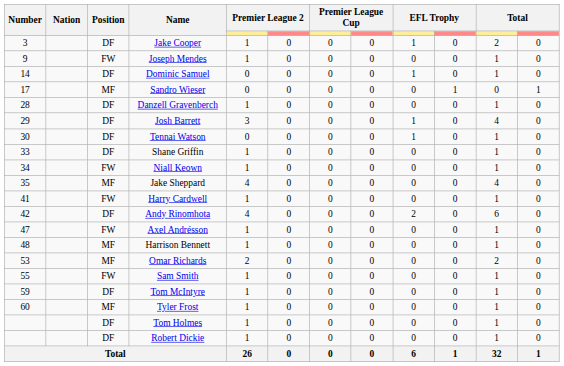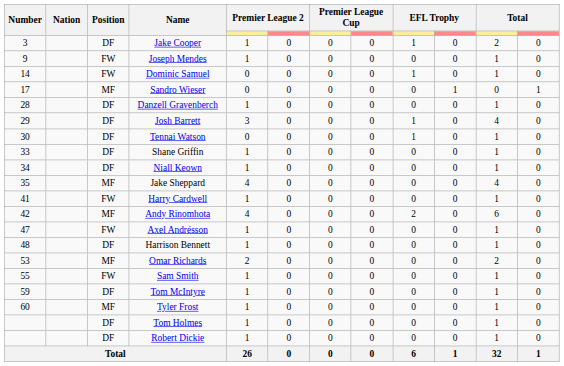(108, 74) DF -> (108, 74) FW
(108, 167) FW -> (108, 167) DF
(108, 214) DF -> (108, 214) MF
(108, 245) MF -> (108, 245) DF
